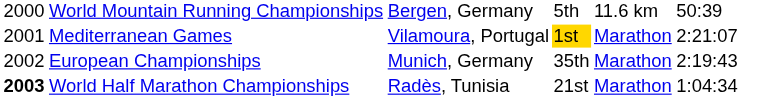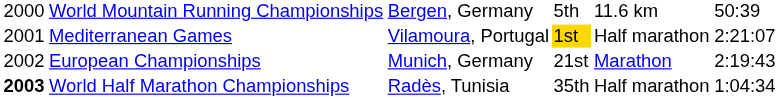(633, 36) Marathon -> (652, 36) Half marathon
(571, 61) 35th -> (571, 61) 21st
(571, 86) 21st -> (571, 86) 35th
(633, 86) Marathon -> (652, 86) Half marathon
